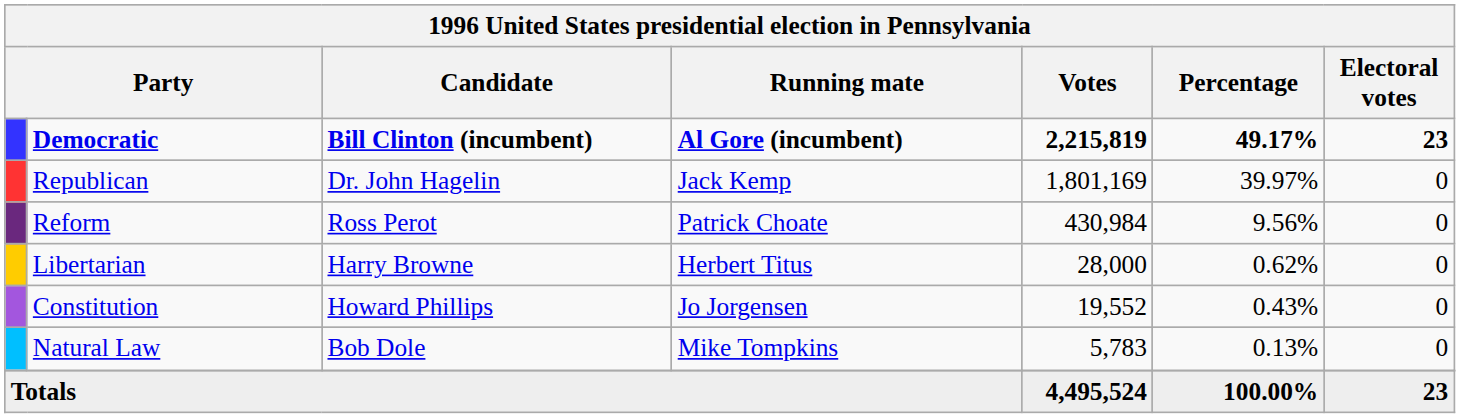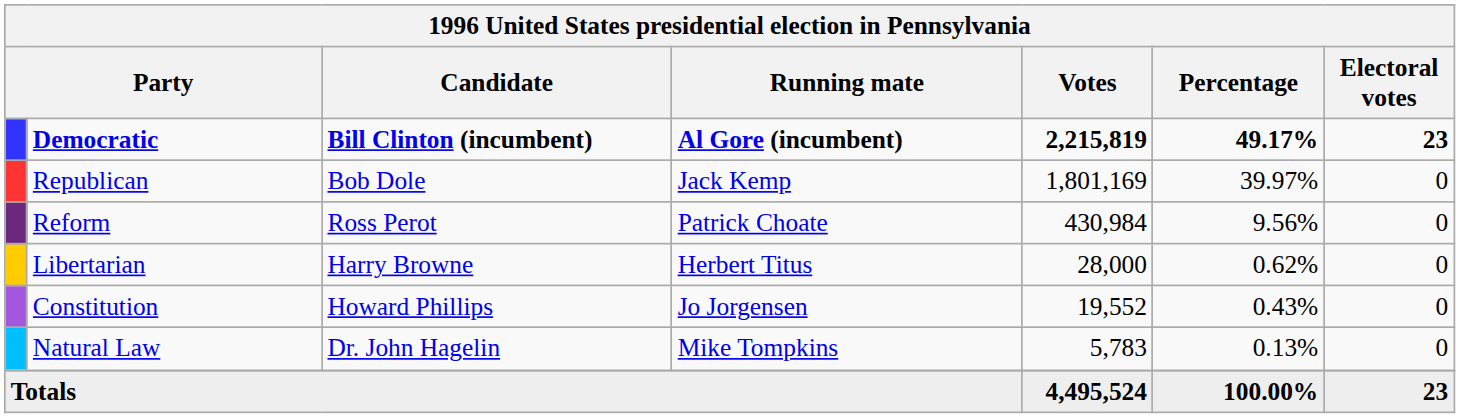(414, 181) Dr. John Hagelin -> (376, 181) Bob Dole
(376, 348) Bob Dole -> (414, 348) Dr. John Hagelin
